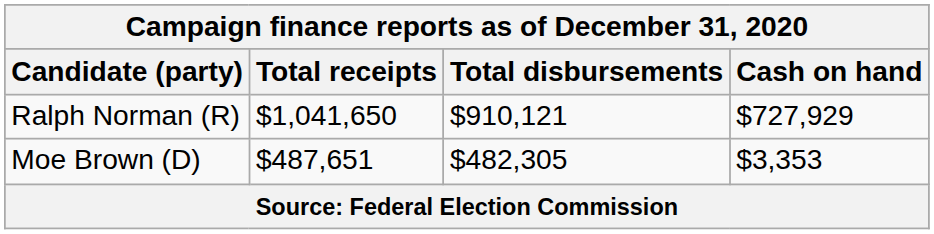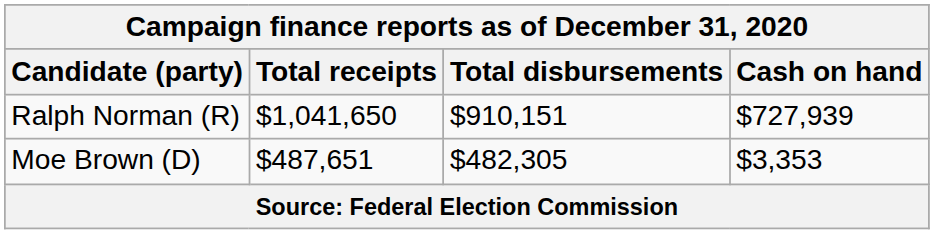(509, 116) $910,121 -> (509, 116) $910,151
(795, 116) $727,929 -> (795, 116) $727,939
